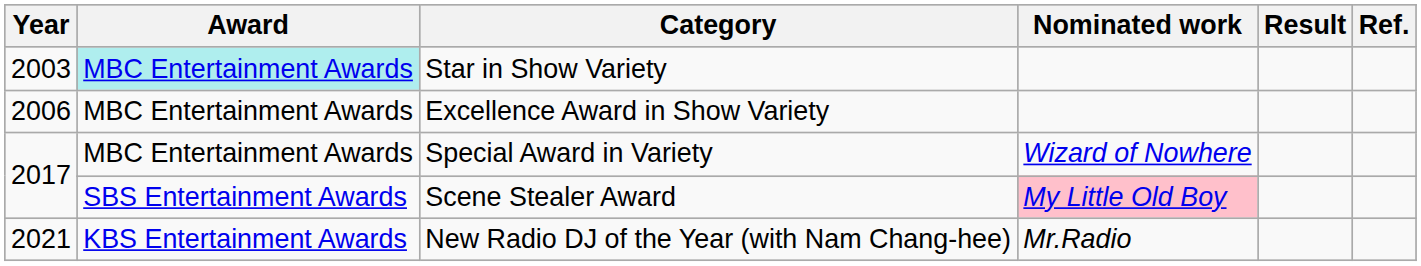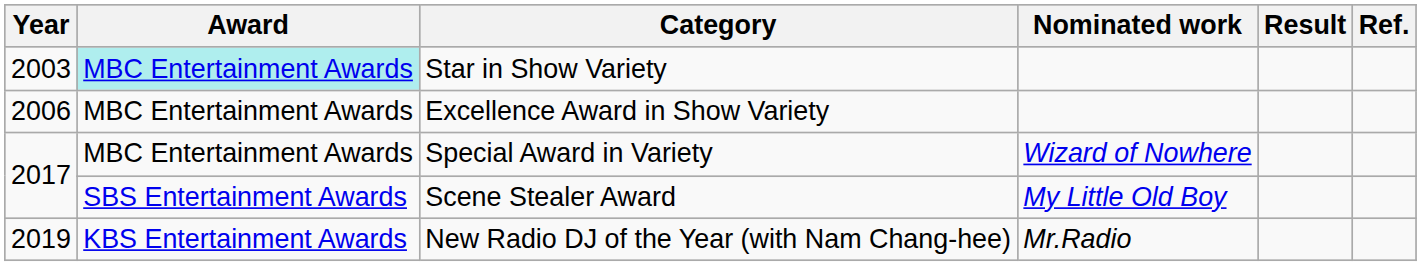(1125, 196) pink background -> (1125, 196) no background
(41, 238) 2021 -> (41, 238) 2019
